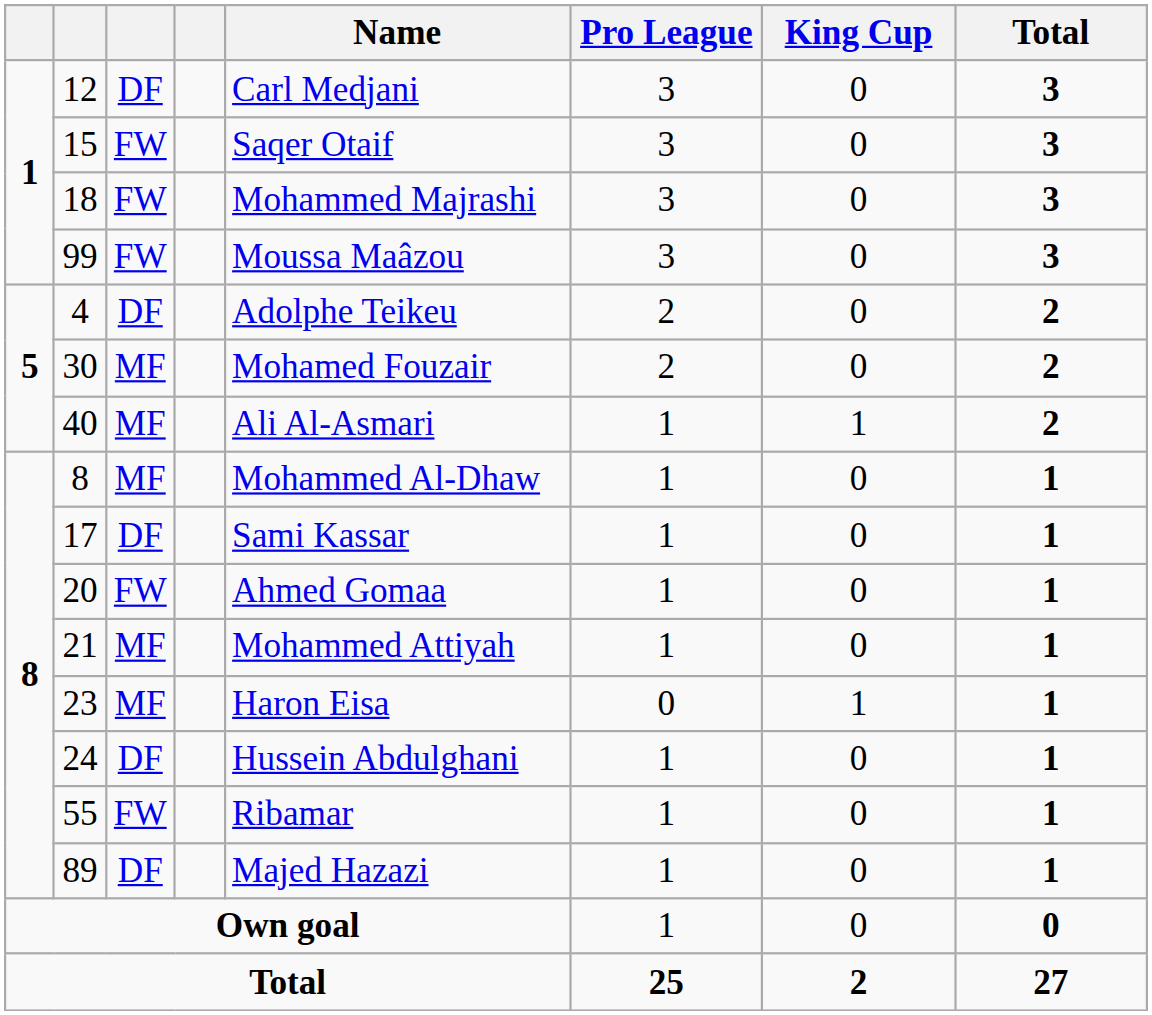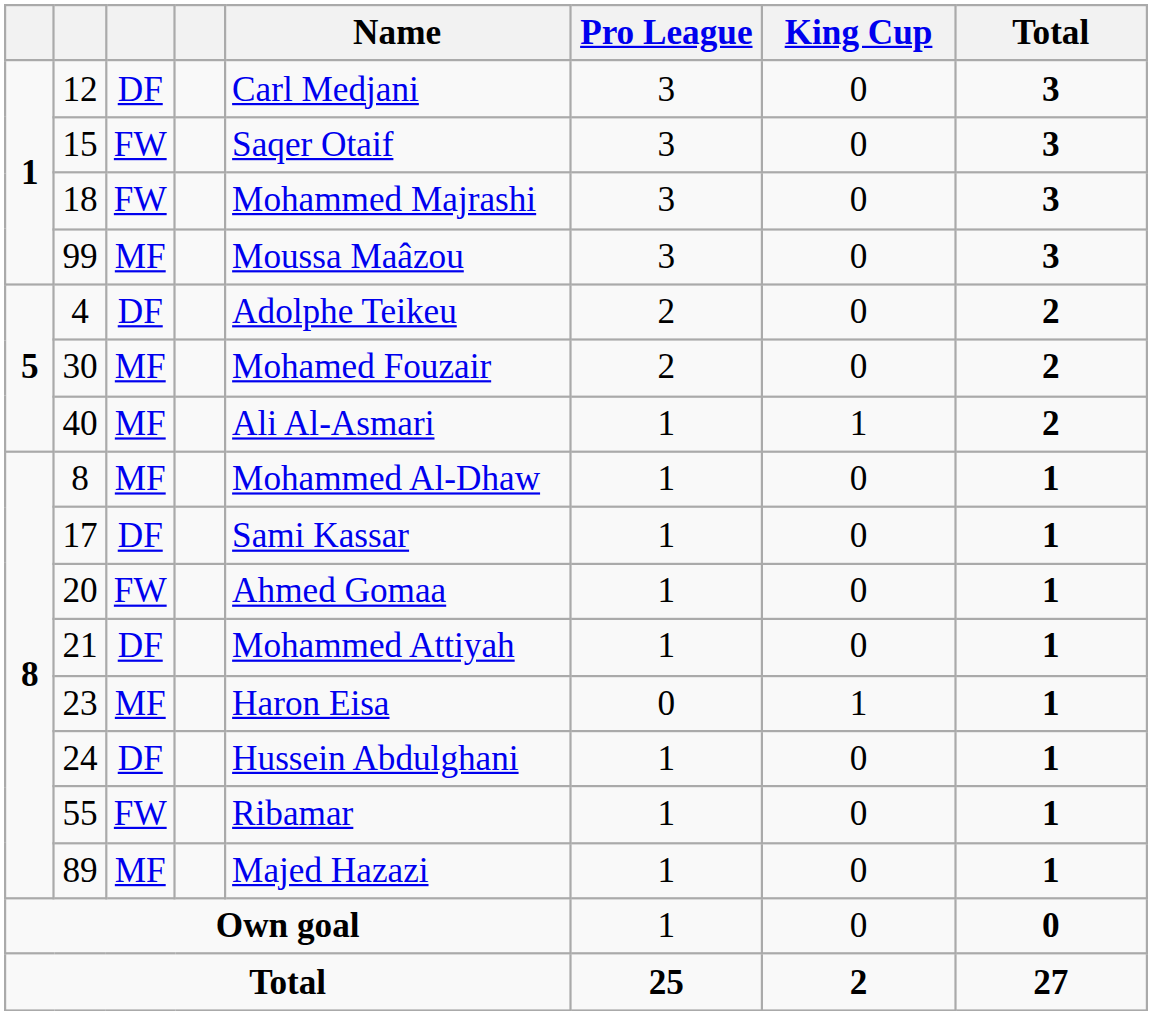(140, 255) FW -> (140, 255) MF
(140, 646) MF -> (140, 646) DF
(140, 869) DF -> (140, 869) MF
